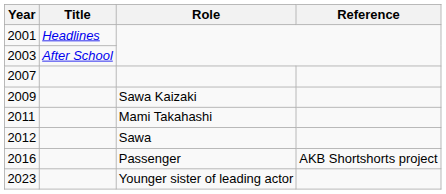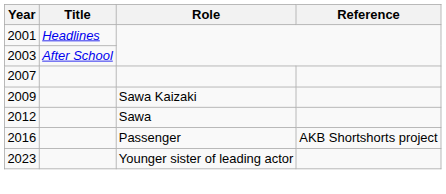- row: (21, 117)
